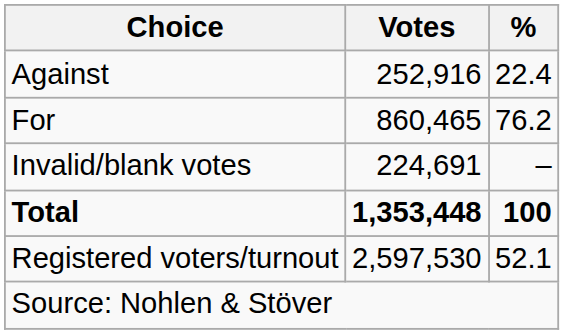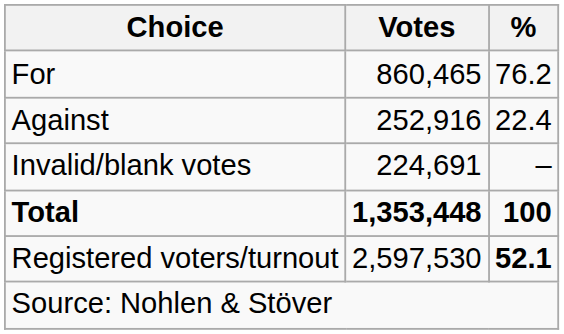rows swapped: (33, 119) <-> (60, 73)
(523, 258) normal -> (523, 258) bold
